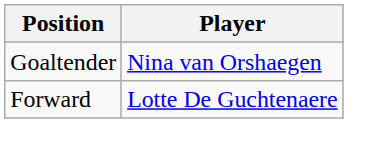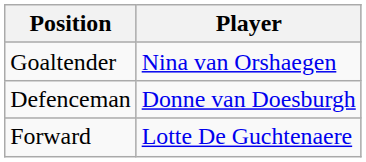+ row: (70, 99)
